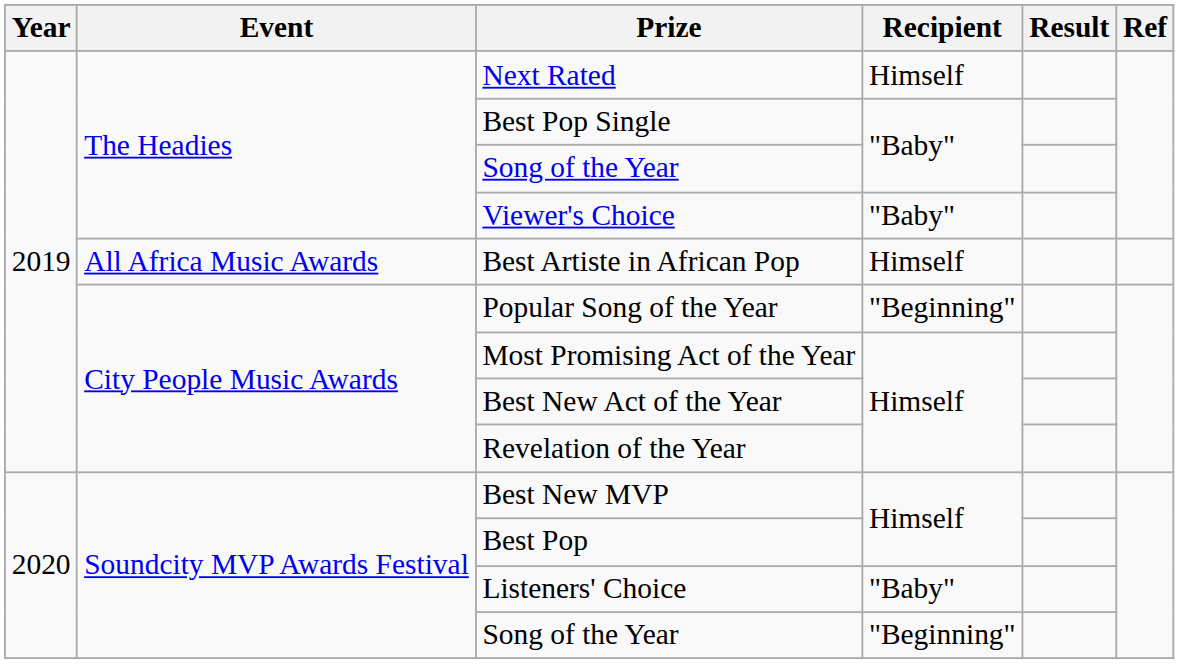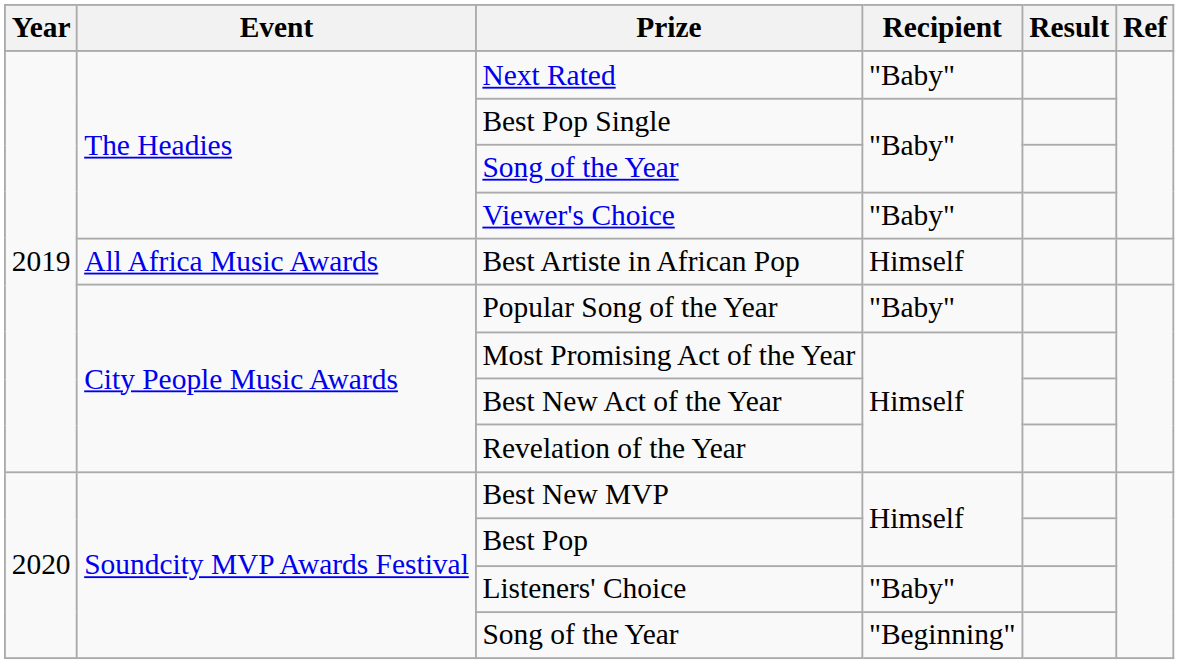(916, 74) Himself -> (912, 74) "Baby"
(942, 307) "Beginning" -> (912, 307) "Baby"
